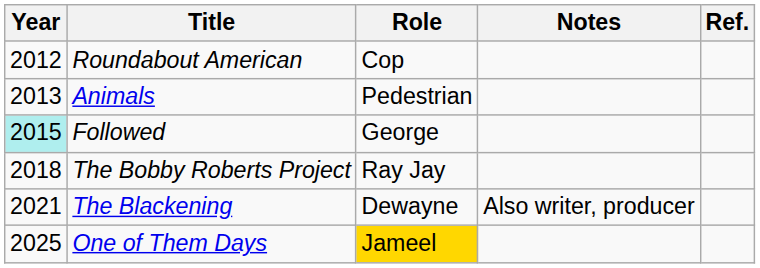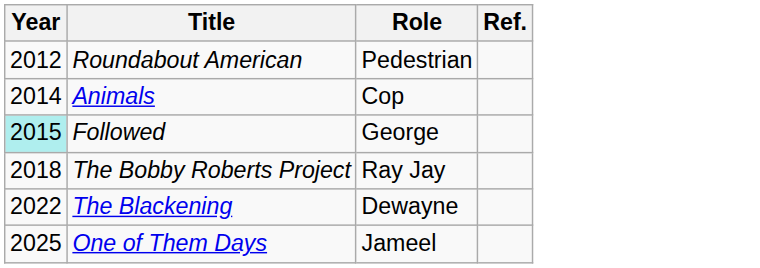- column: (589, 22)
(383, 59) Cop -> (417, 59) Pedestrian
(36, 96) 2013 -> (36, 96) 2014
(417, 96) Pedestrian -> (383, 96) Cop
(36, 206) 2021 -> (36, 206) 2022
(399, 243) gold background -> (399, 243) no background
